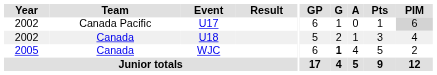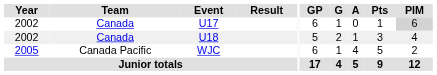(115, 24) Canada Pacific -> (115, 24) Canada
(115, 51) Canada -> (115, 51) Canada Pacific
(339, 51) bold -> (339, 51) normal
